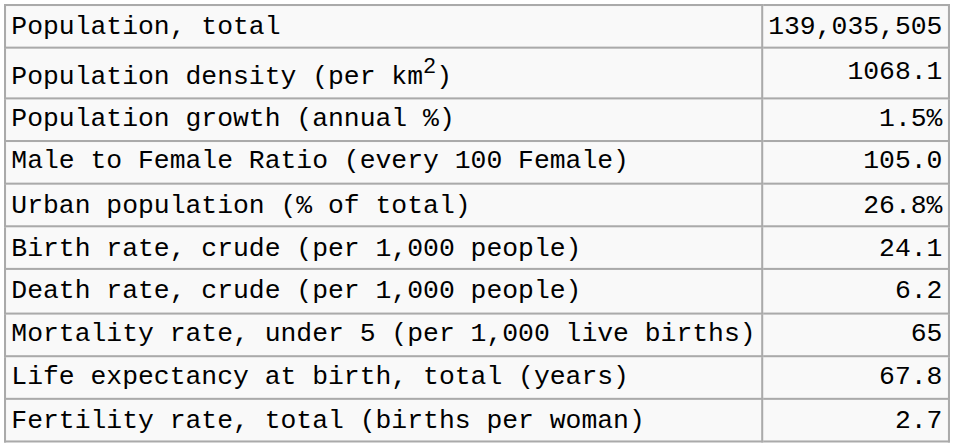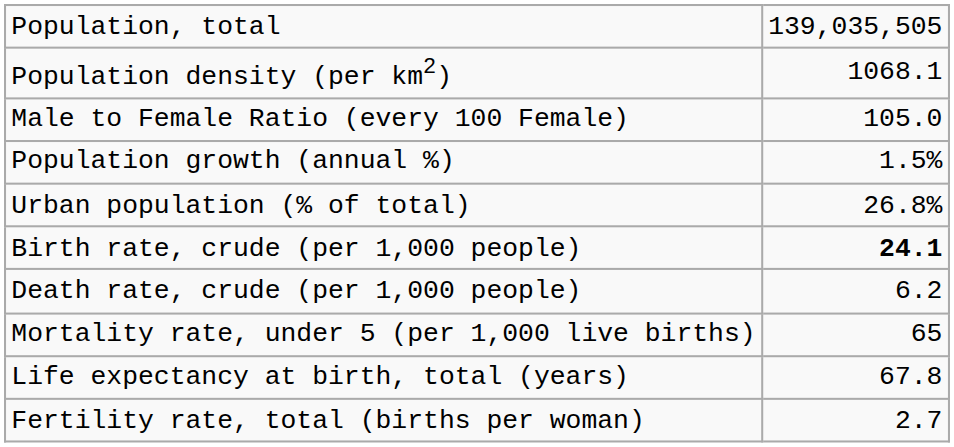rows swapped: (233, 119) <-> (320, 162)
(911, 248) normal -> (911, 248) bold
